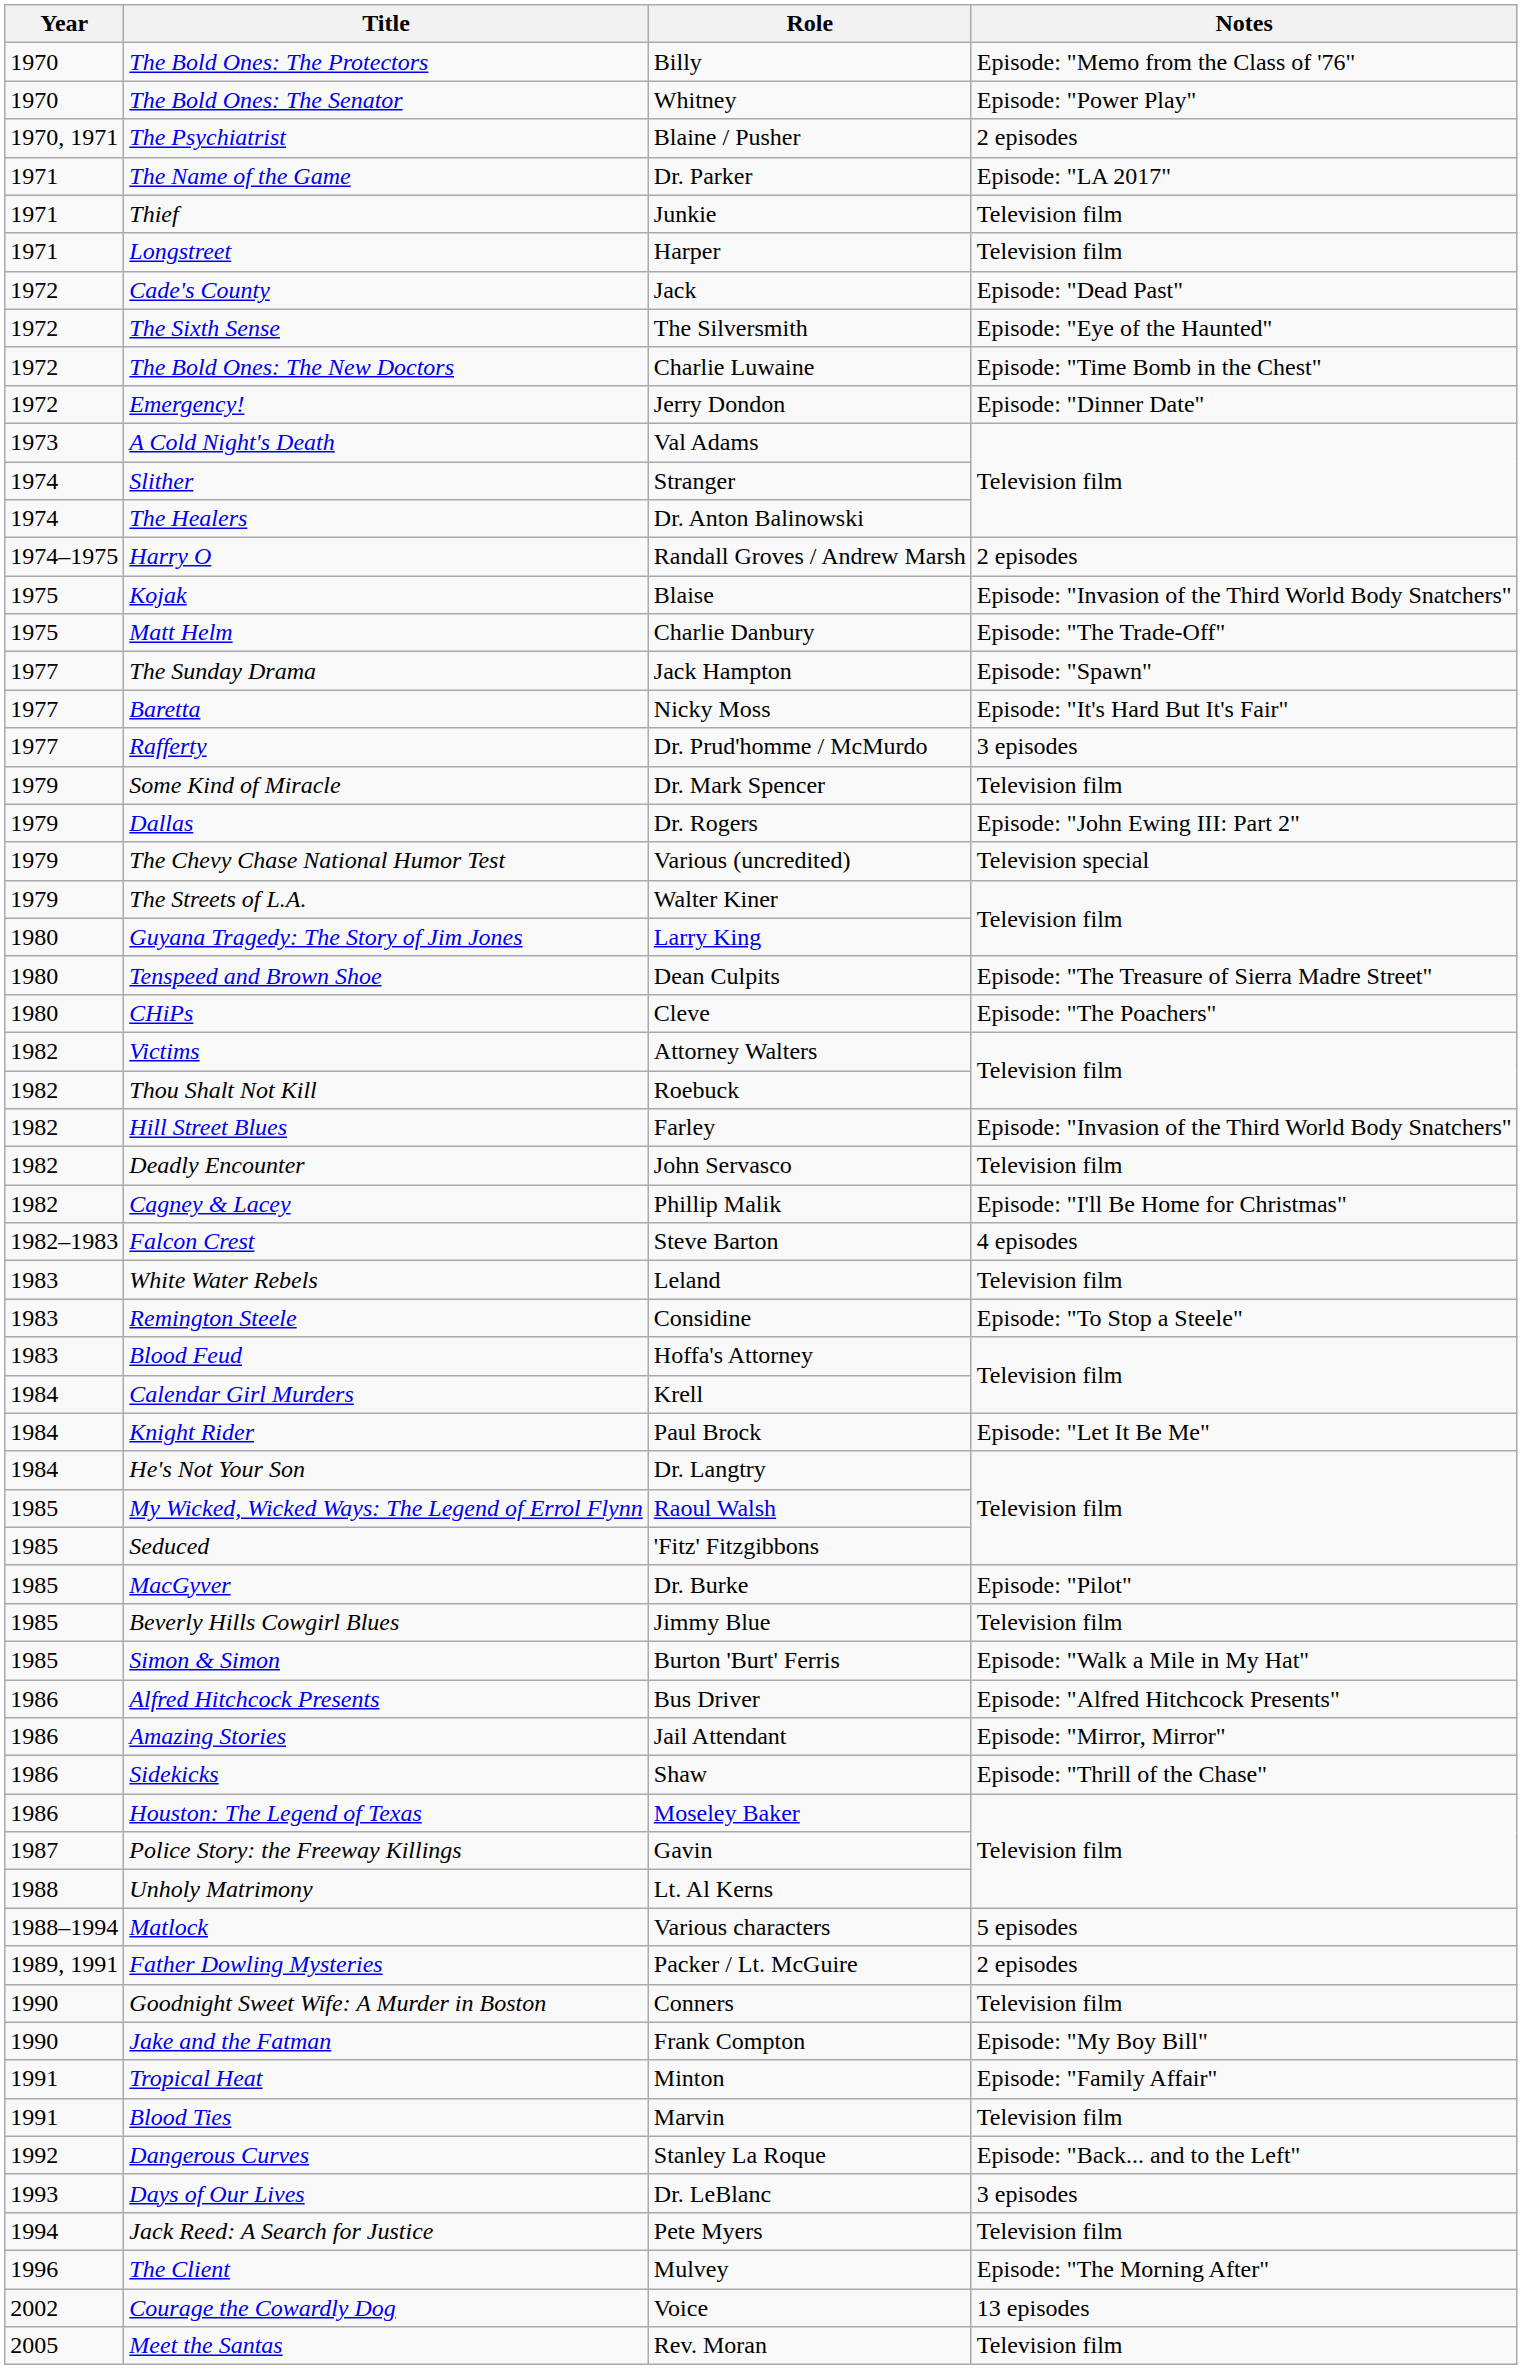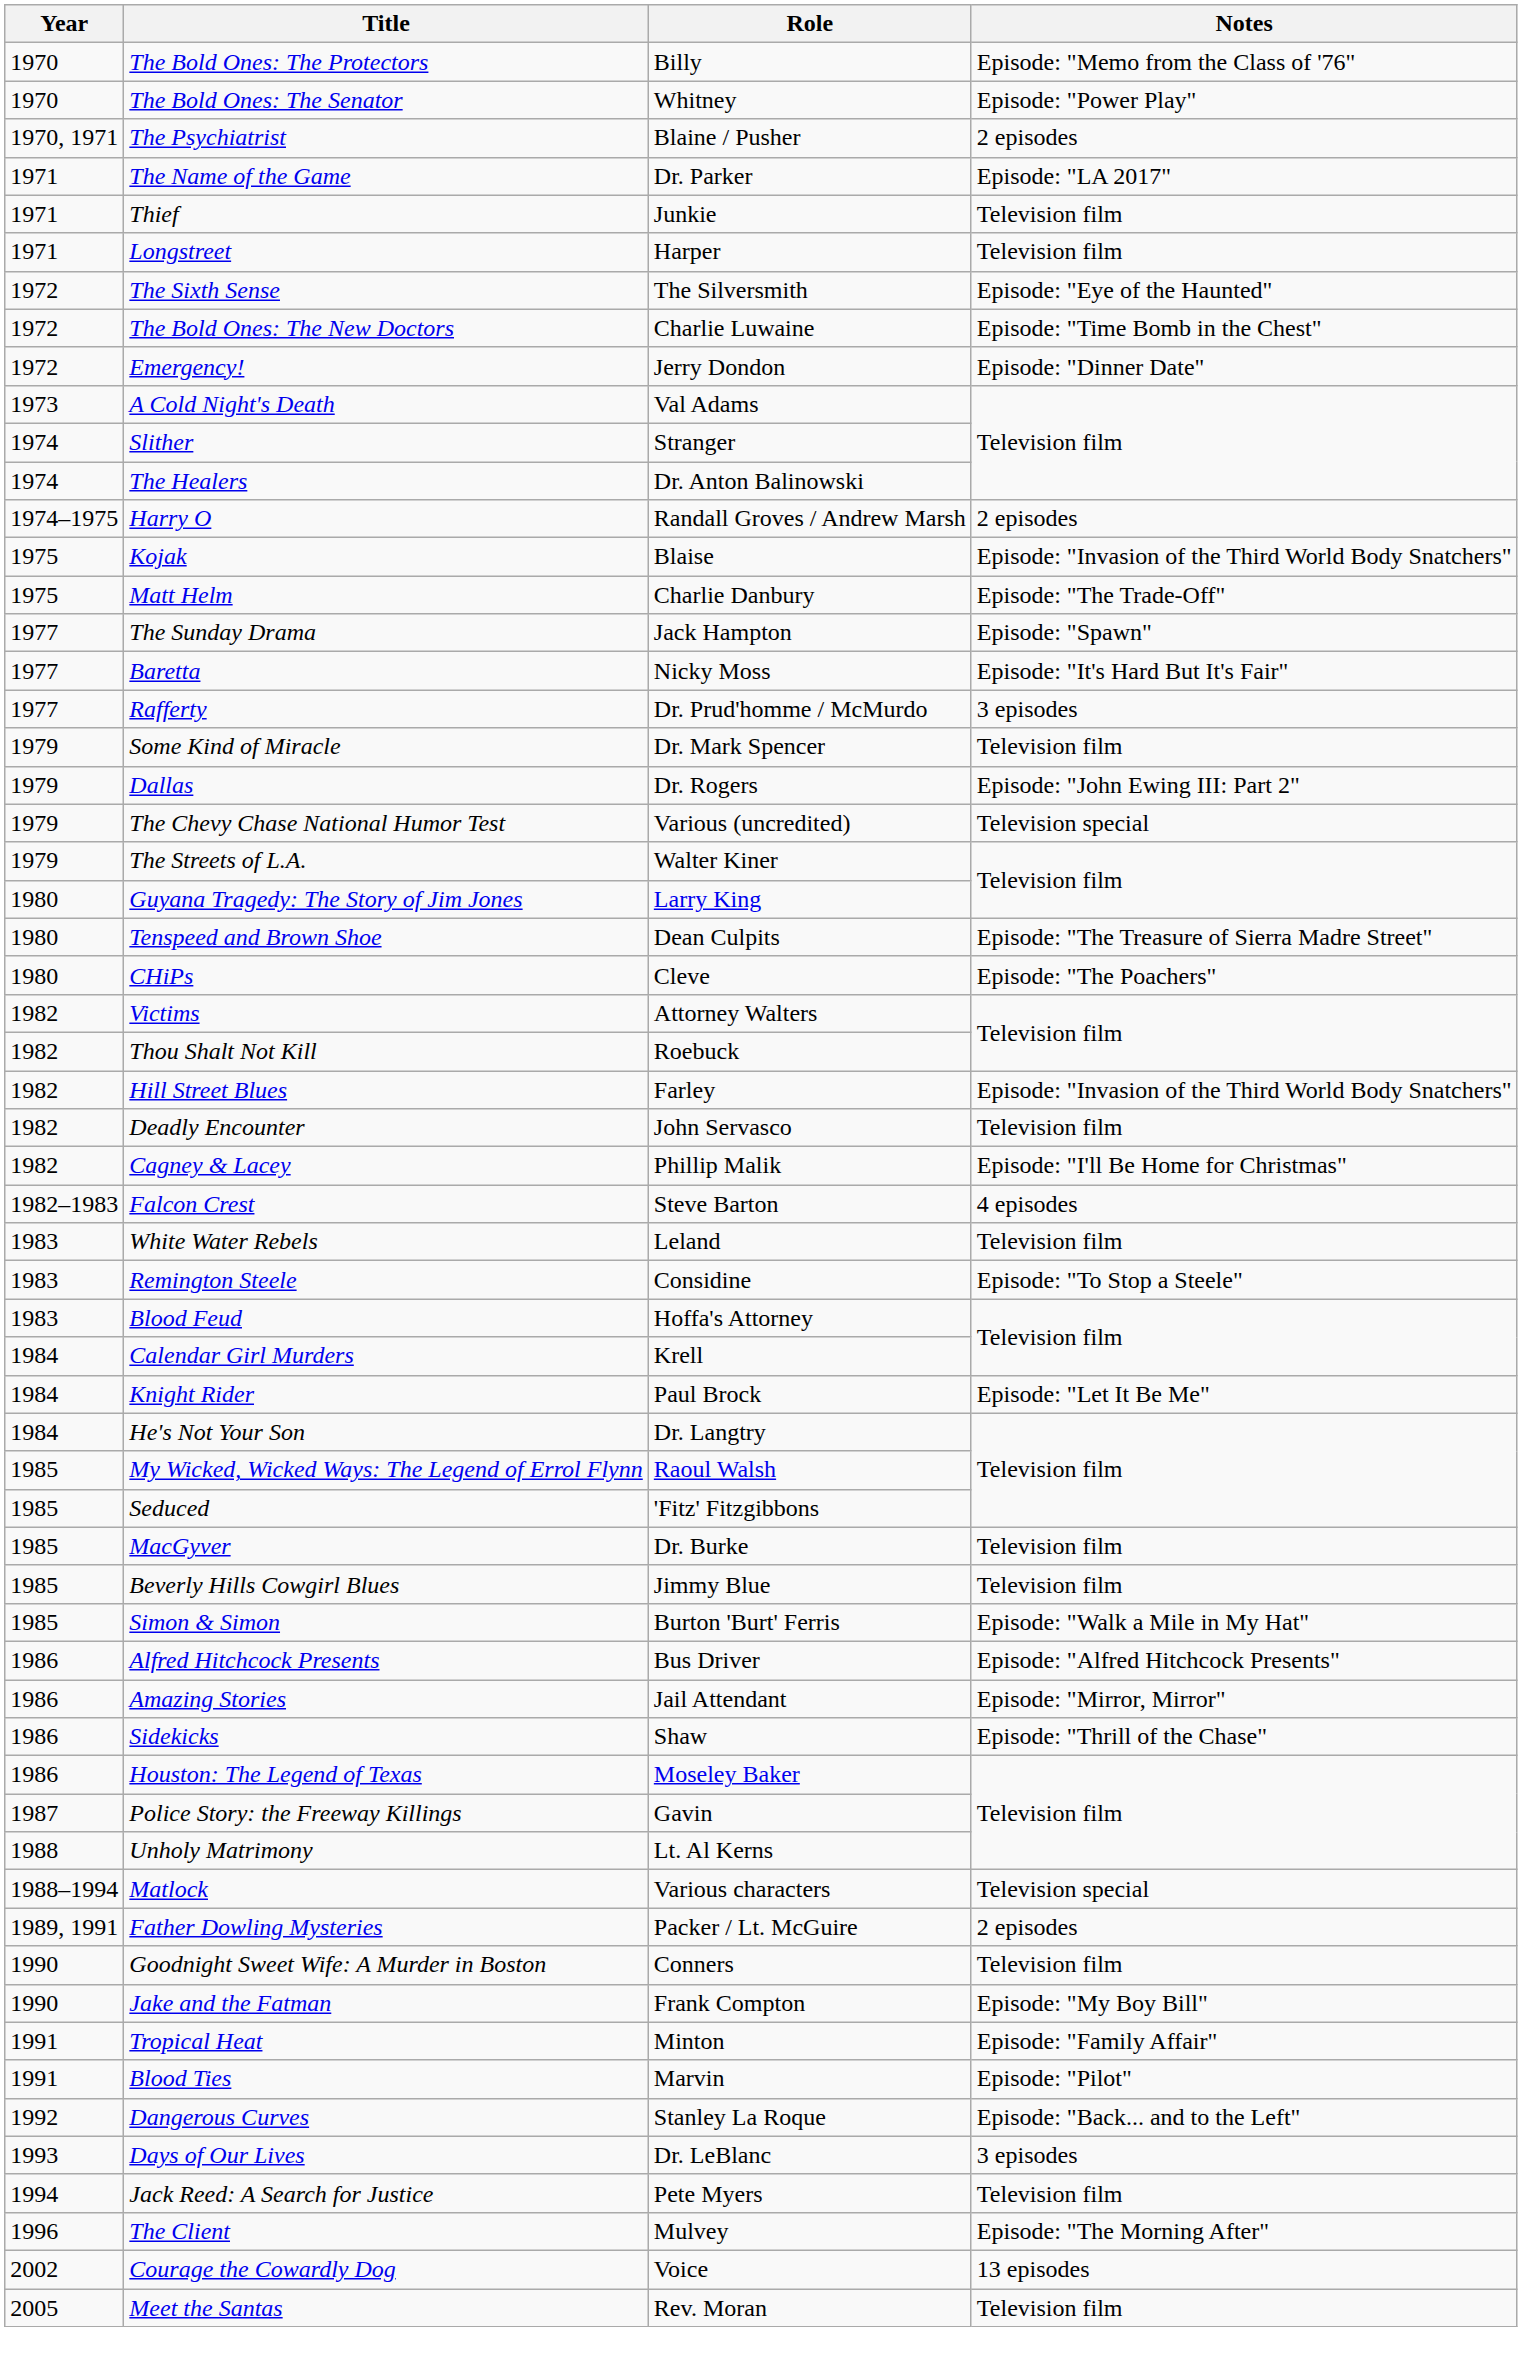- row: (200, 289)
(1054, 1584) Episode: "Pilot" -> (1050, 1546) Television film
(1027, 1926) 5 episodes -> (1063, 1888) Television special
(1050, 2116) Television film -> (1054, 2078) Episode: "Pilot"
